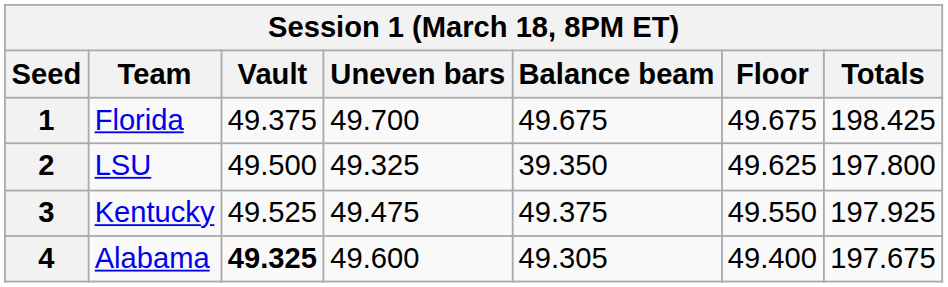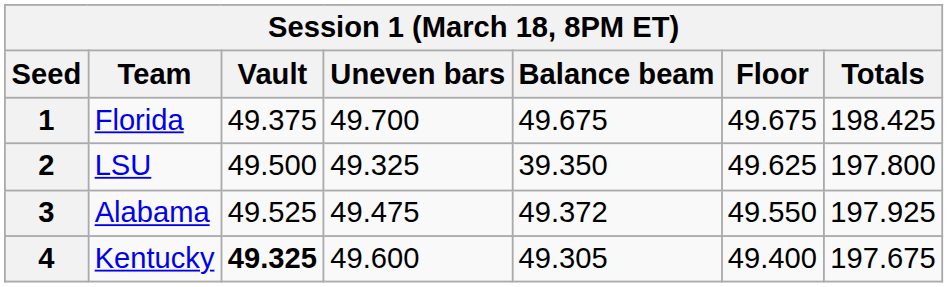(155, 212) Kentucky -> (152, 212) Alabama
(563, 212) 49.375 -> (563, 212) 49.372
(152, 258) Alabama -> (155, 258) Kentucky
